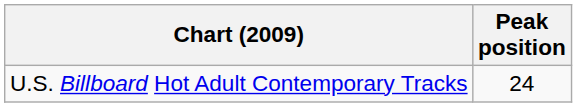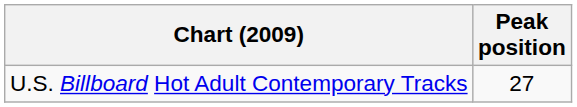(522, 83) 24 -> (522, 83) 27
